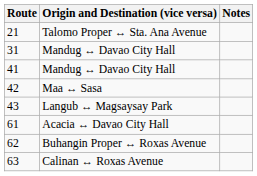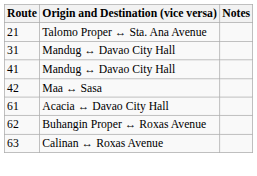- row: (13, 106)
